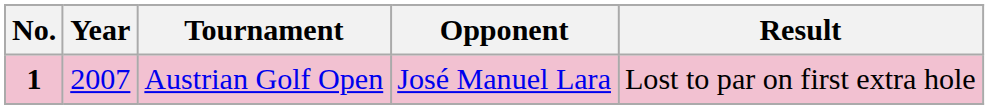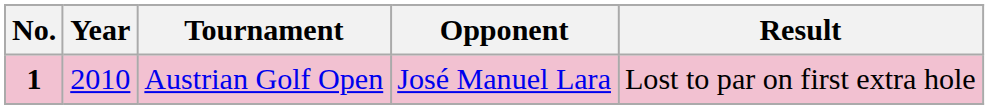(100, 79) 2007 -> (100, 79) 2010
